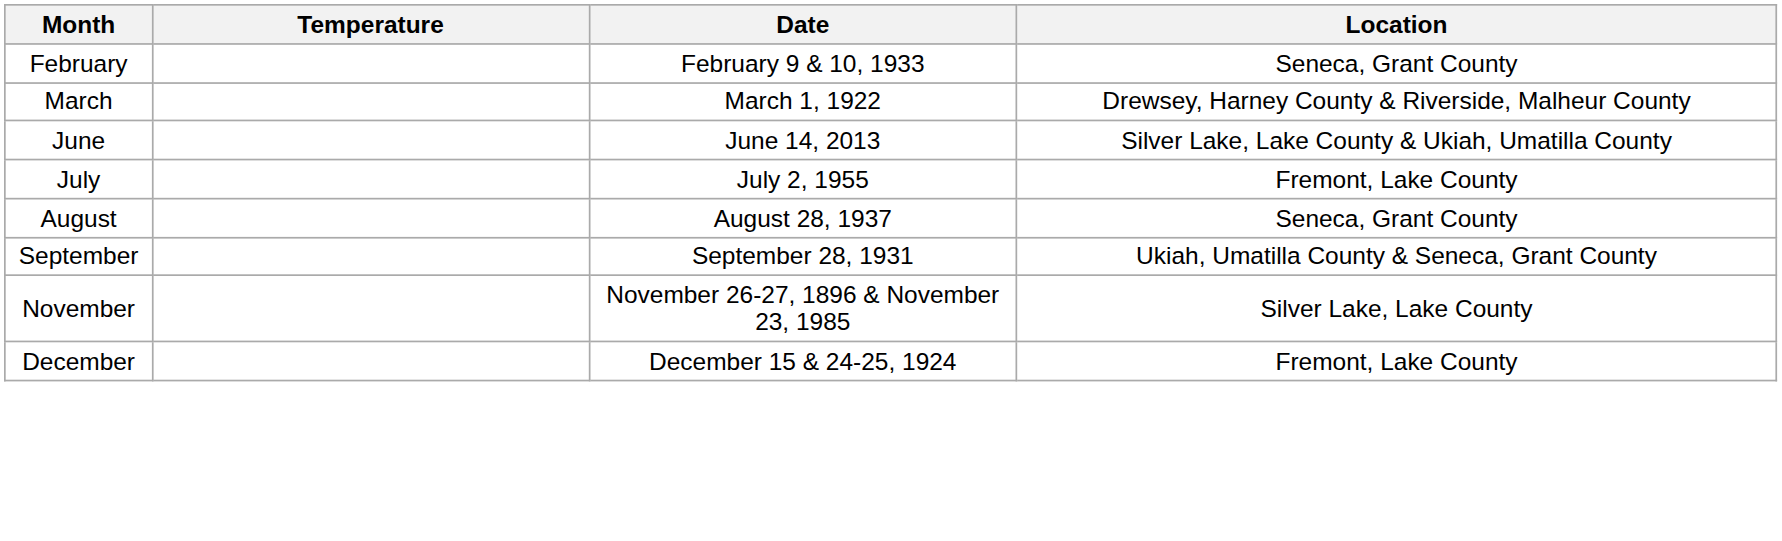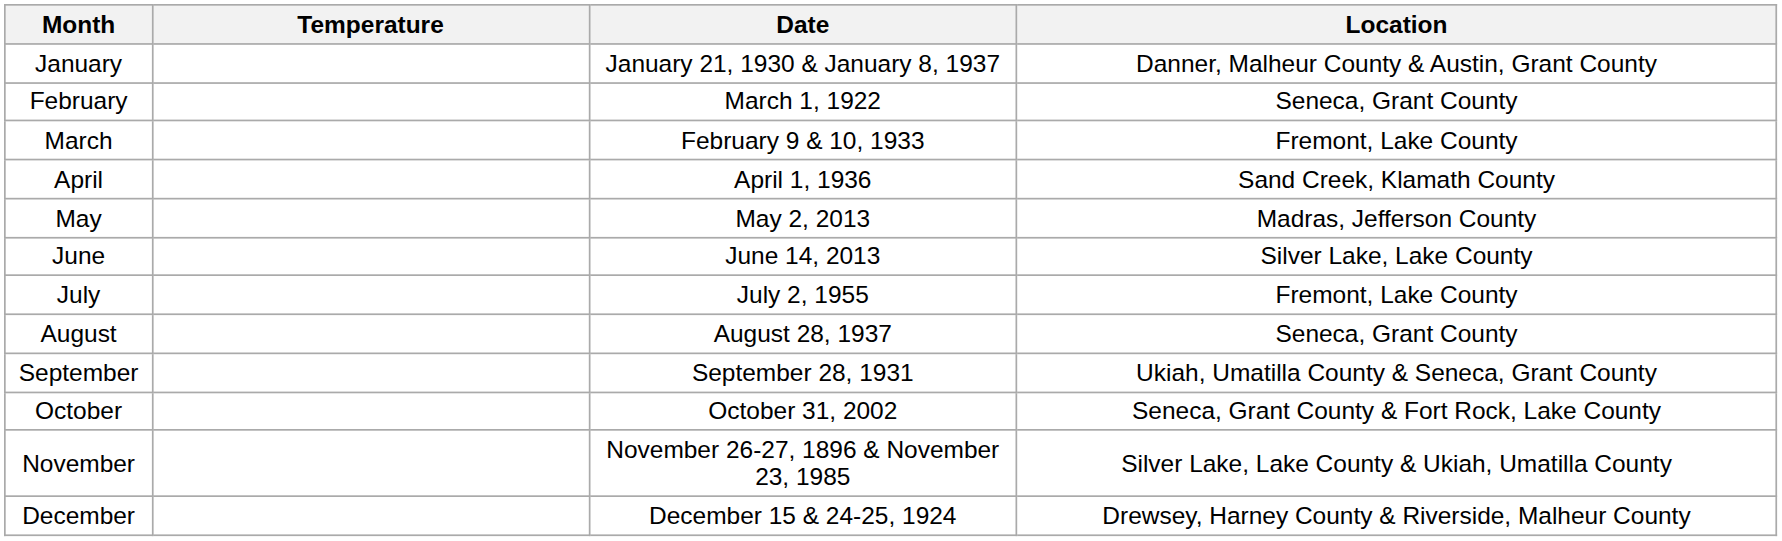+ row: (79, 63)
(803, 63) February 9 & 10, 1933 -> (803, 102) March 1, 1922
(803, 102) March 1, 1922 -> (803, 141) February 9 & 10, 1933
(1396, 102) Drewsey, Harney County & Riverside, Malheur County -> (1397, 141) Fremont, Lake County
+ row: (79, 179)
+ row: (79, 218)
(1397, 141) Silver Lake, Lake County & Ukiah, Umatilla County -> (1396, 257) Silver Lake, Lake County
+ row: (79, 411)
(1396, 309) Silver Lake, Lake County -> (1397, 464) Silver Lake, Lake County & Ukiah, Umatilla County
(1397, 361) Fremont, Lake County -> (1396, 516) Drewsey, Harney County & Riverside, Malheur County
